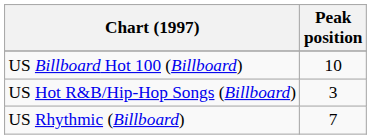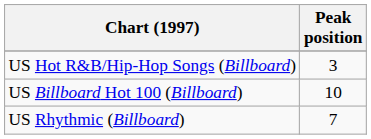rows swapped: (125, 65) <-> (152, 92)
